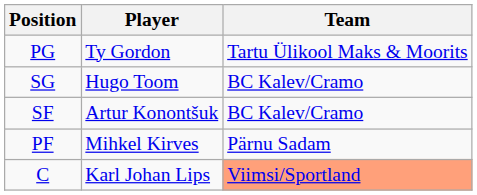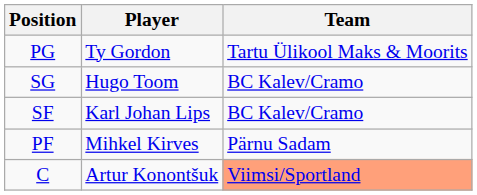(152, 112) Artur Konontšuk -> (148, 112) Karl Johan Lips
(148, 174) Karl Johan Lips -> (152, 174) Artur Konontšuk
